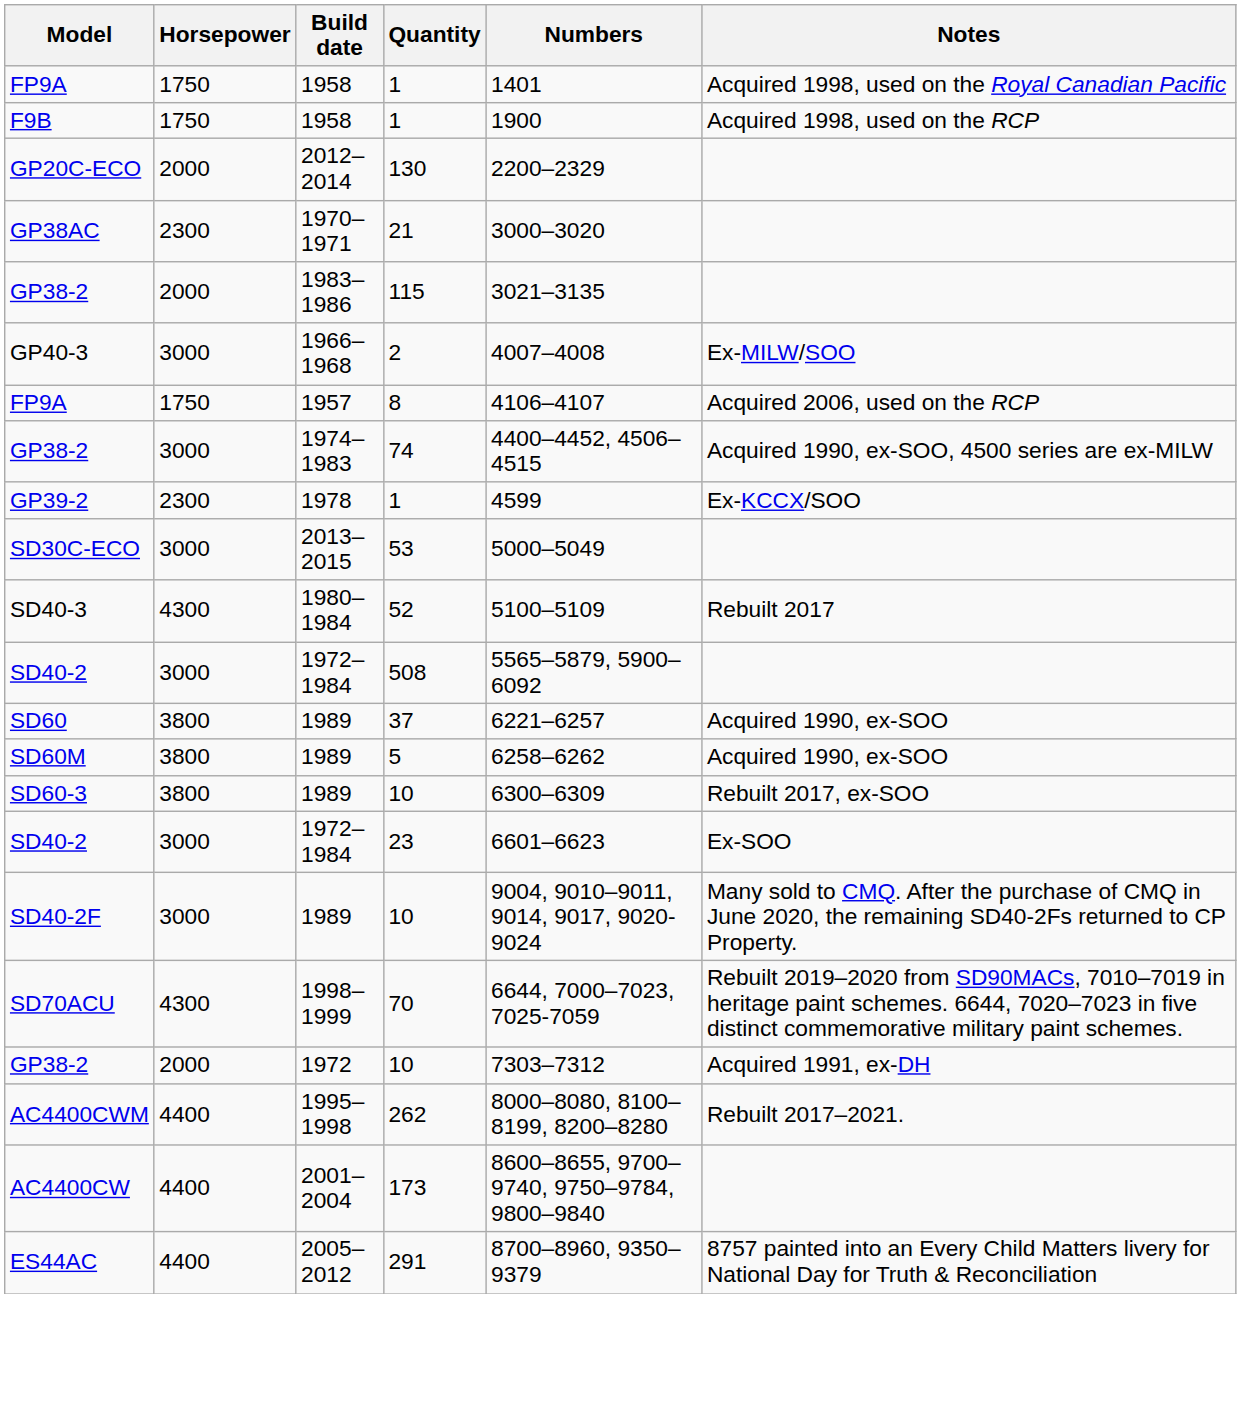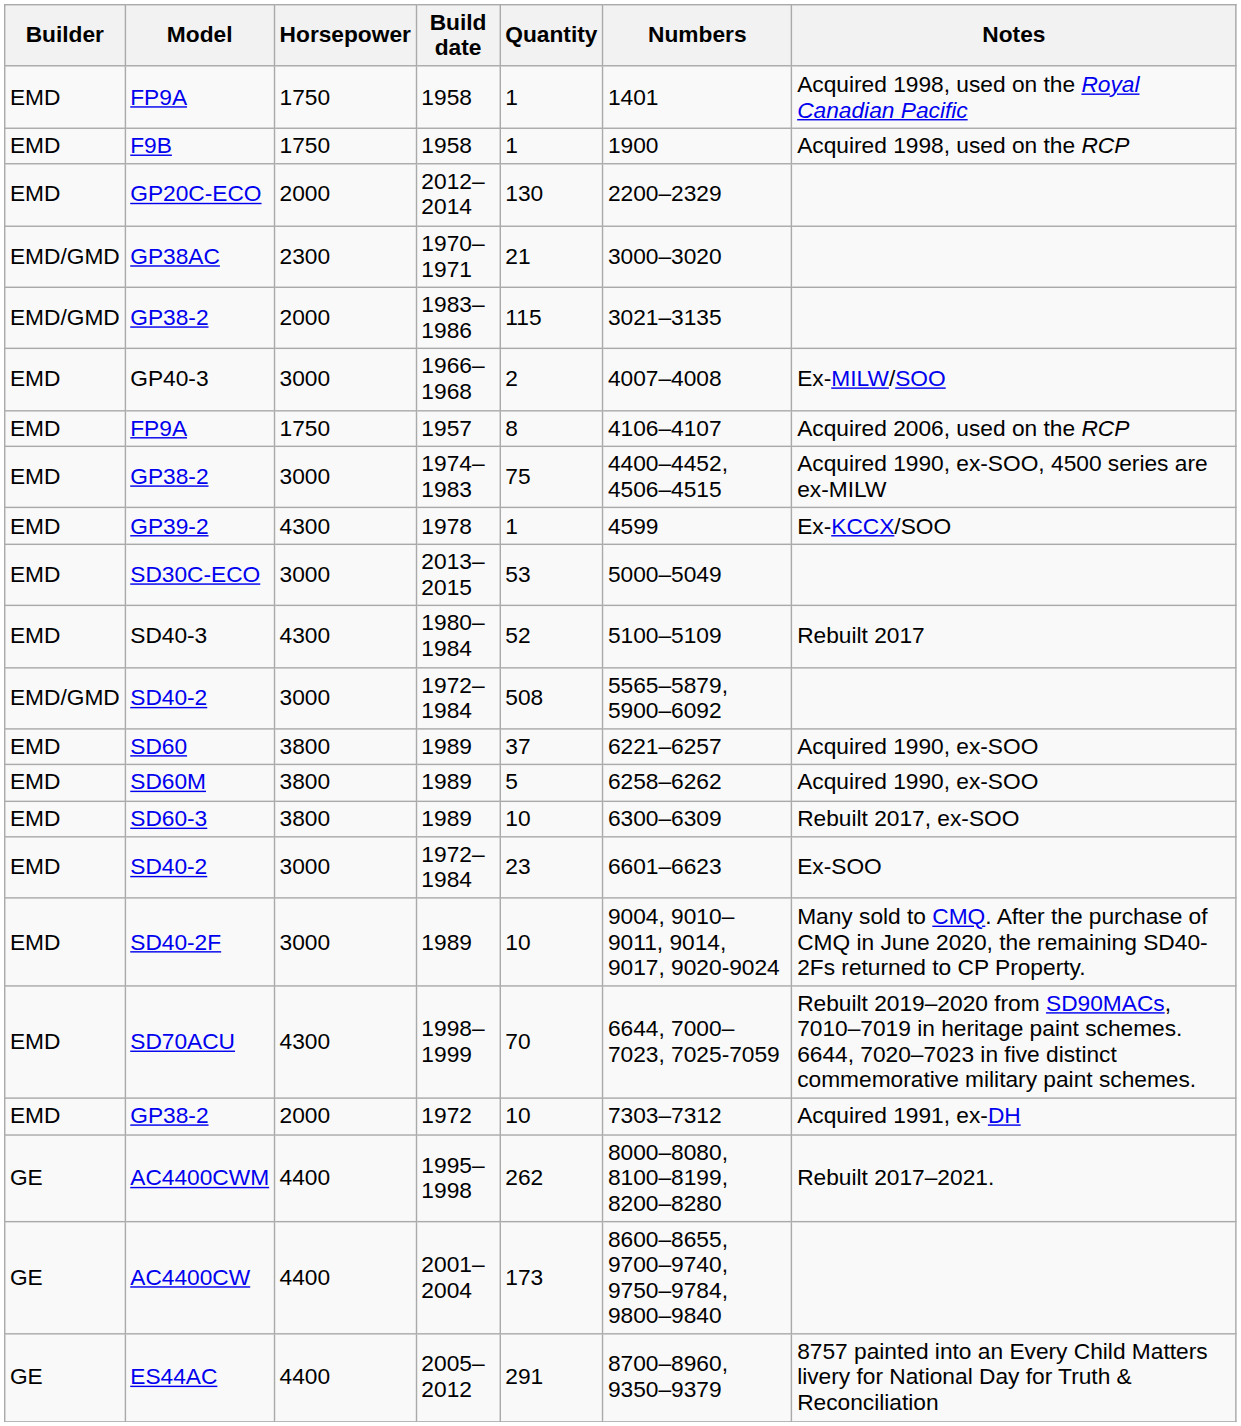+ column: (65, 35)
(401, 451) 74 -> (518, 476) 75
(185, 500) 2300 -> (305, 525) 4300
